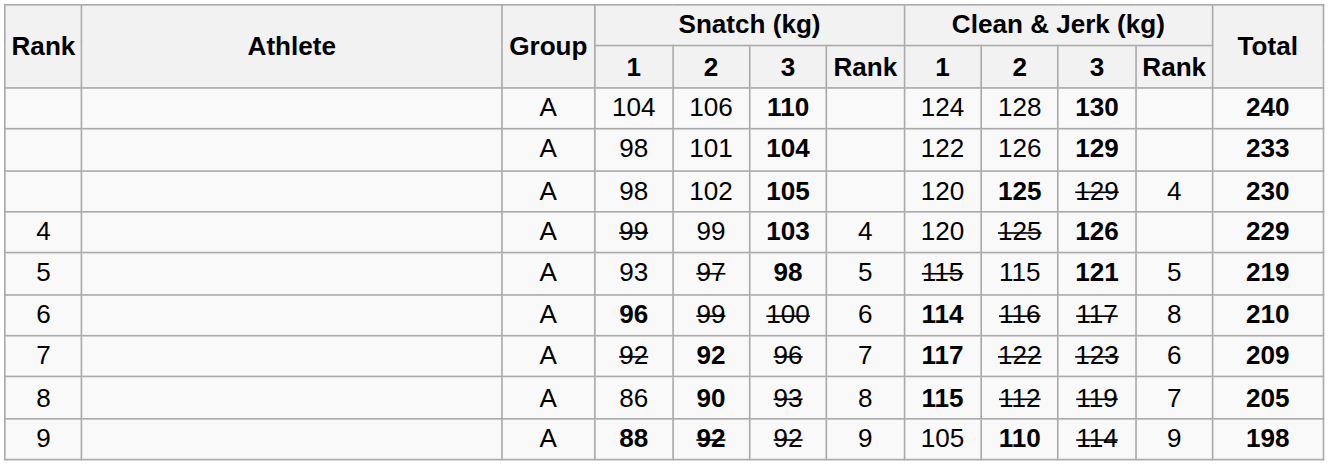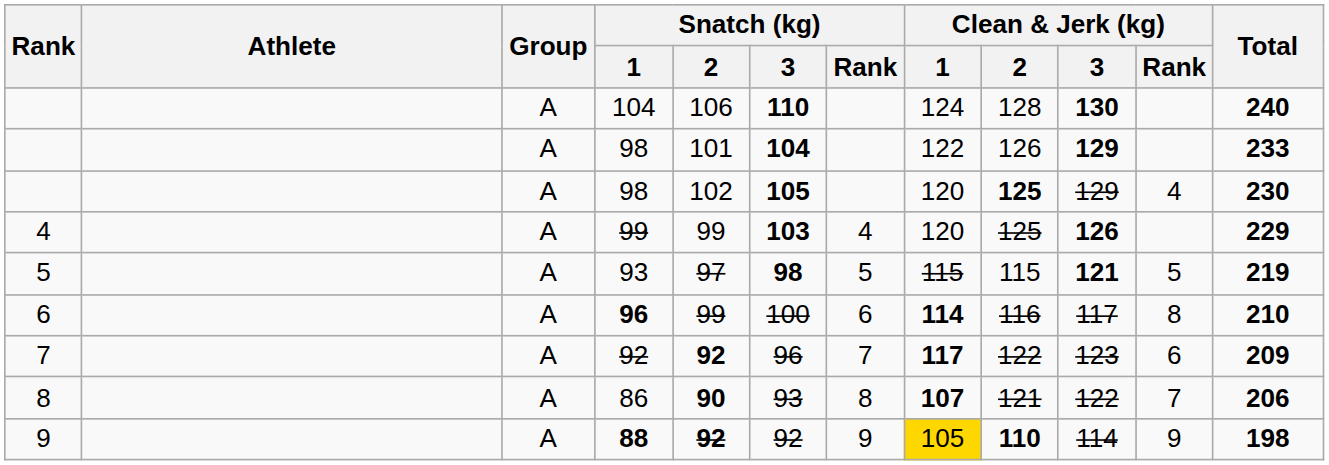(943, 397) 115 -> (943, 397) 107
(1020, 397) 112 -> (1020, 397) 121
(1097, 397) 119 -> (1097, 397) 122
(1268, 397) 205 -> (1268, 397) 206
(943, 438) no background -> (943, 438) gold background
